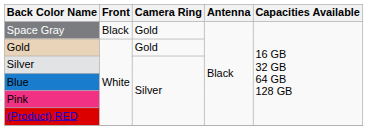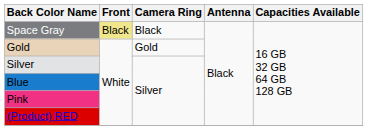(115, 30) no background -> (115, 30) khaki background
(146, 30) Gold -> (148, 30) Black
